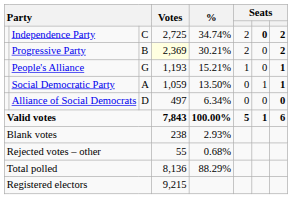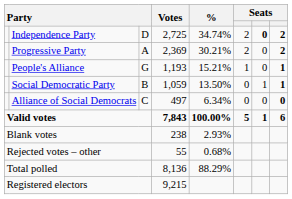(145, 34) C -> (145, 34) D
(145, 51) B -> (145, 51) A
(175, 51) lightyellow background -> (175, 51) no background
(145, 84) A -> (145, 84) B
(145, 101) D -> (145, 101) C
